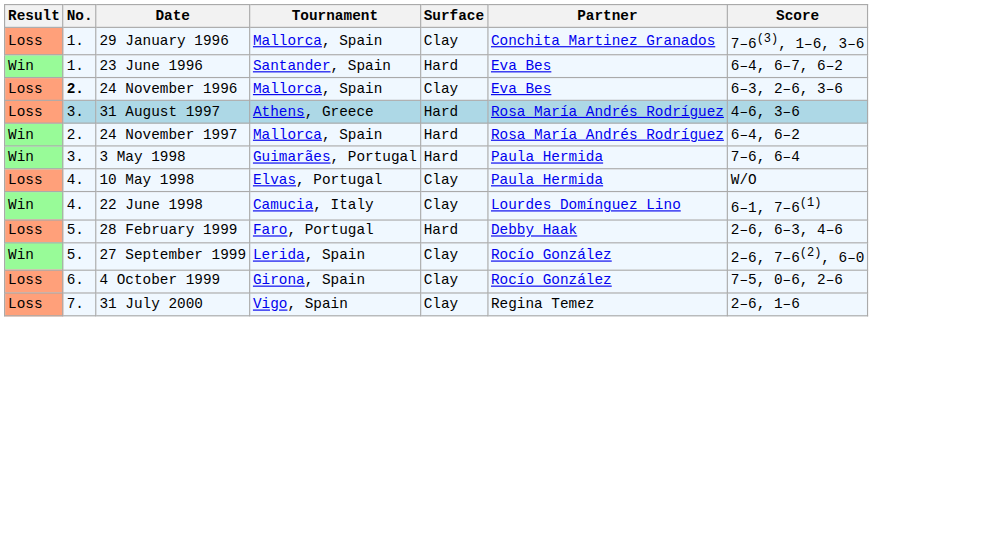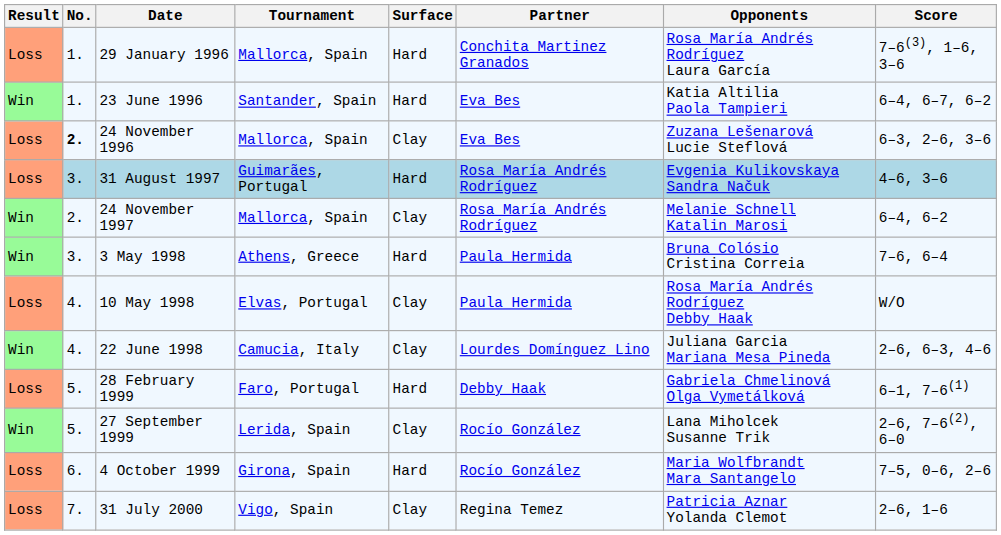+ column: (769, 16)
(441, 41) Clay -> (410, 54) Hard
(313, 112) Athens, Greece -> (281, 179) Guimarães, Portugal
(441, 135) Hard -> (410, 218) Clay
(335, 157) Guimarães, Portugal -> (299, 256) Athens, Greece
(776, 205) 6–1, 7–6(1) -> (935, 350) 2–6, 6–3, 4–6
(787, 231) 2–6, 6–3, 4–6 -> (924, 389) 6–1, 7–6(1)
(441, 281) Clay -> (410, 471) Hard
